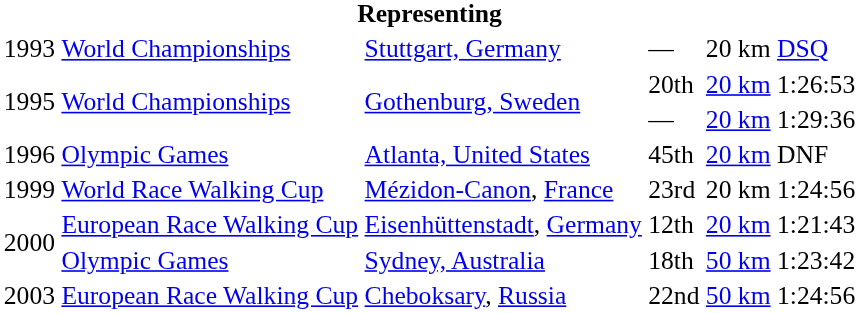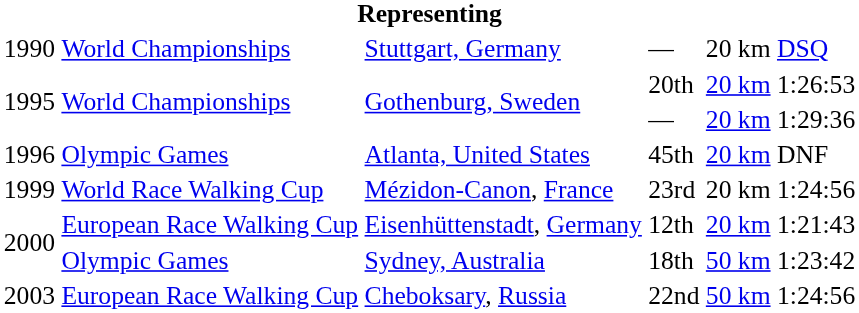(29, 49) 1993 -> (29, 49) 1990
